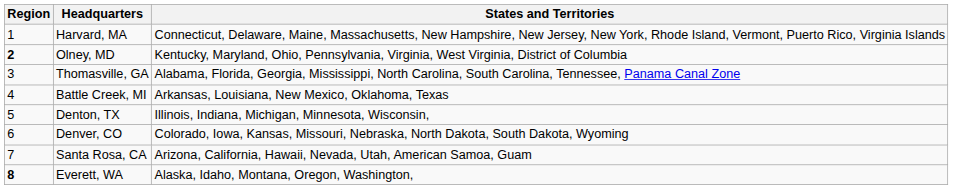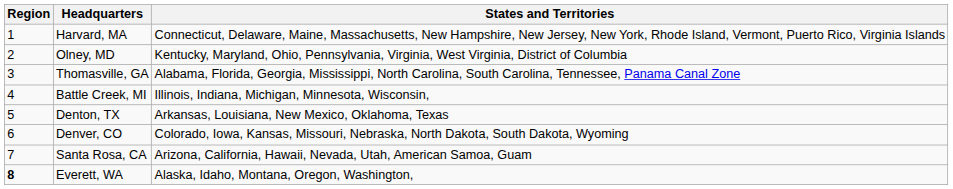(11, 54) bold -> (11, 54) normal
(302, 94) Arkansas, Louisiana, New Mexico, Oklahoma, Texas -> (292, 94) Illinois, Indiana, Michigan, Minnesota, Wisconsin,
(292, 114) Illinois, Indiana, Michigan, Minnesota, Wisconsin, -> (302, 114) Arkansas, Louisiana, New Mexico, Oklahoma, Texas
